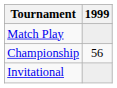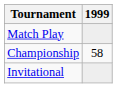(97, 53) 56 -> (97, 53) 58
